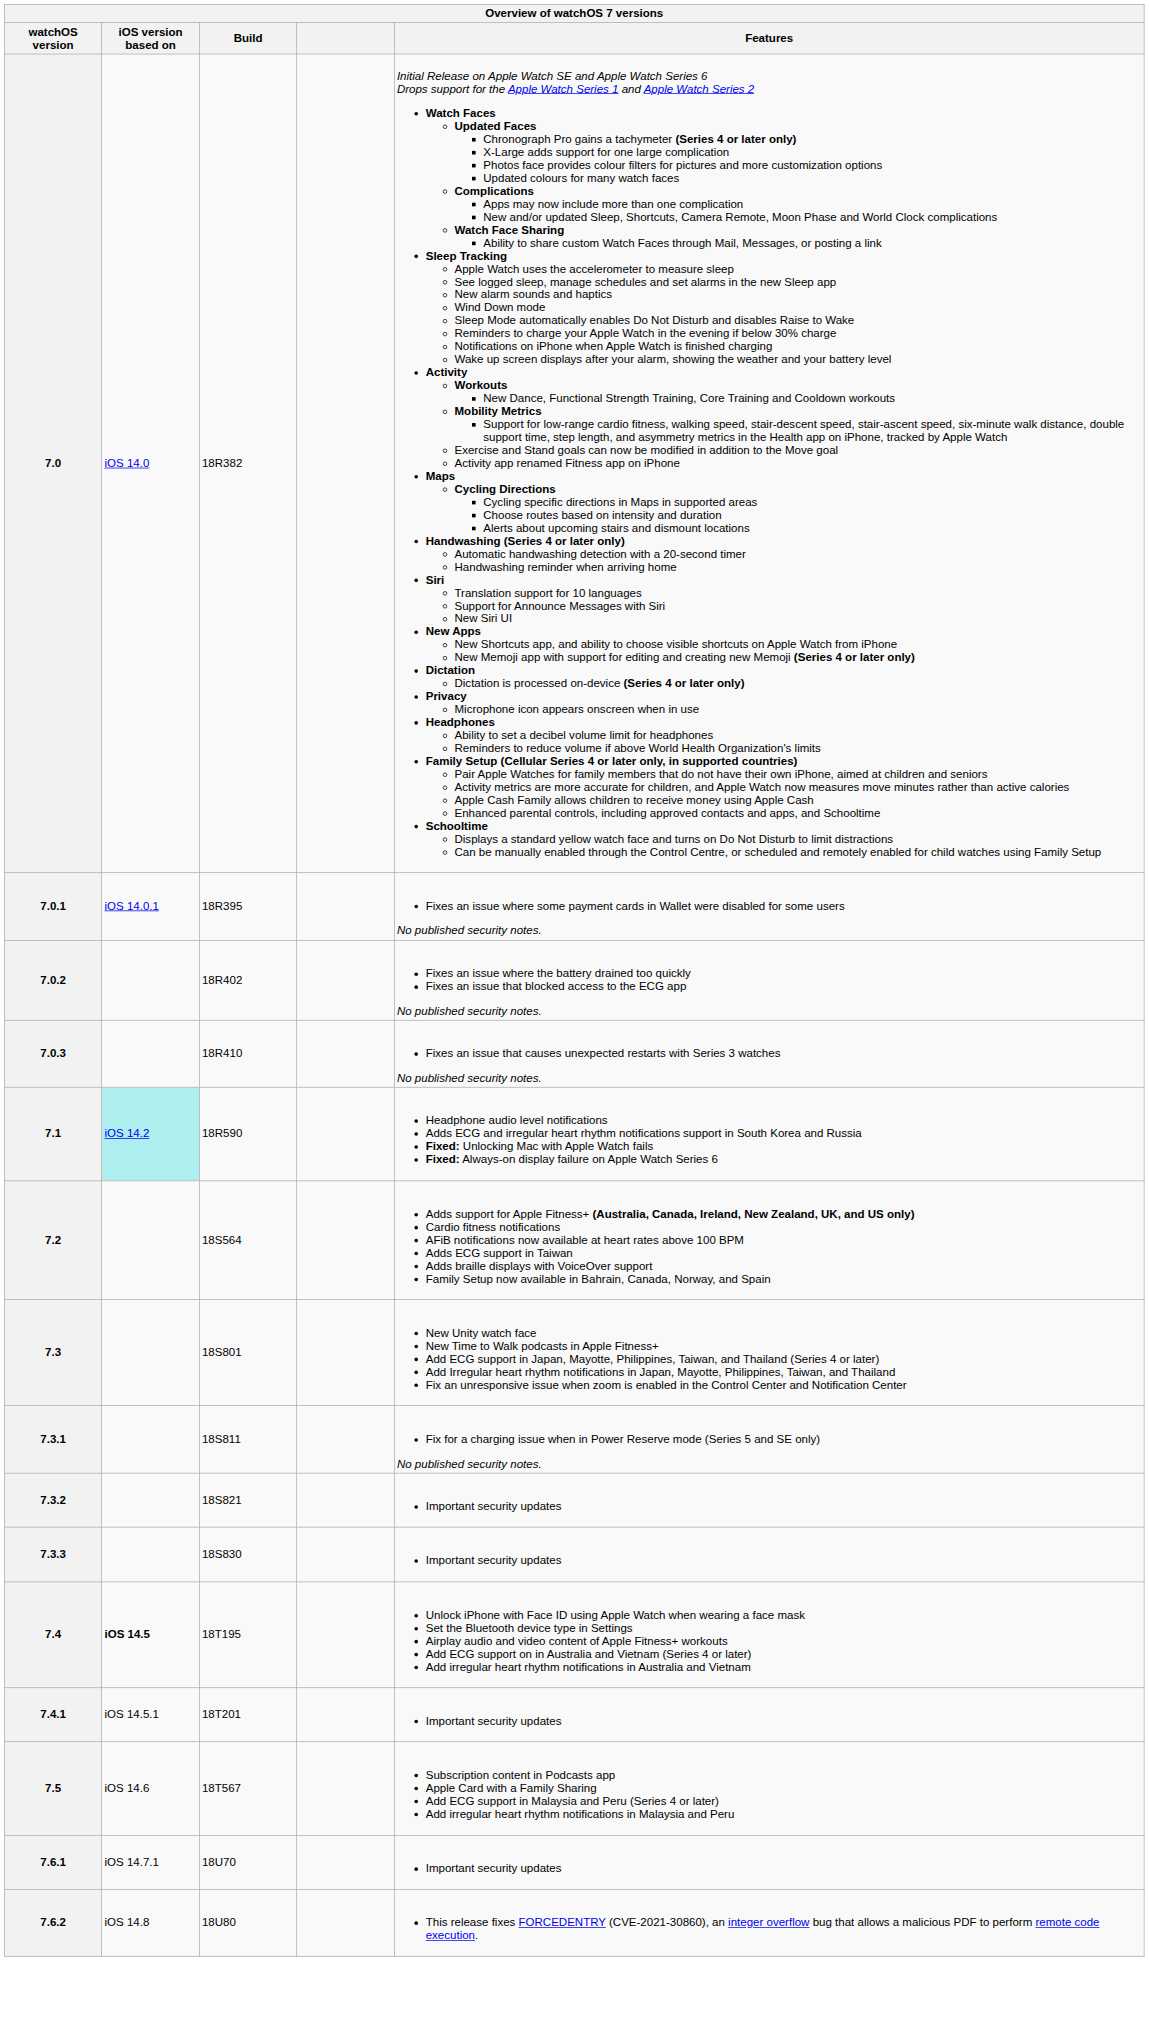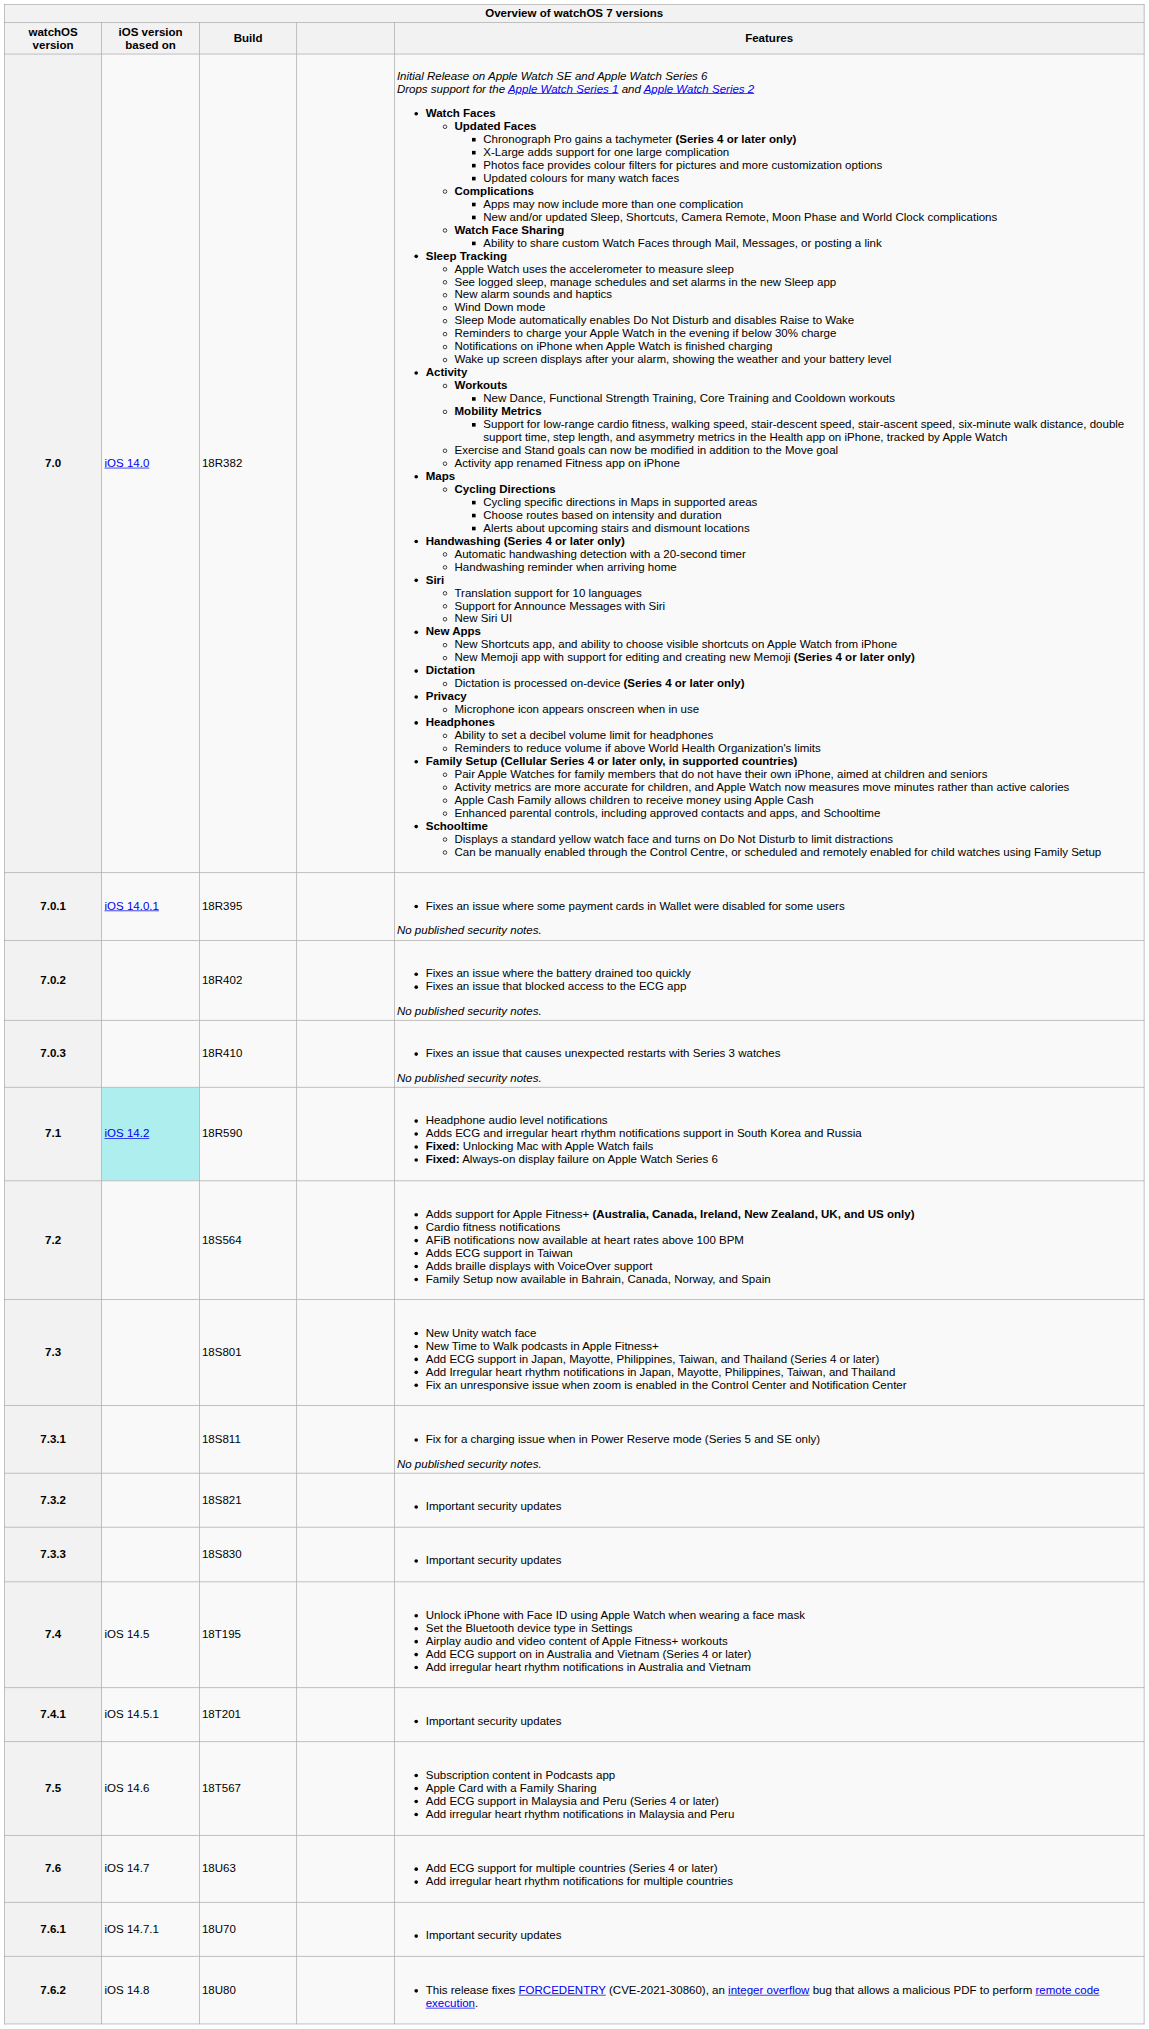(127, 1634) bold -> (127, 1634) normal
+ row: (53, 1868)
